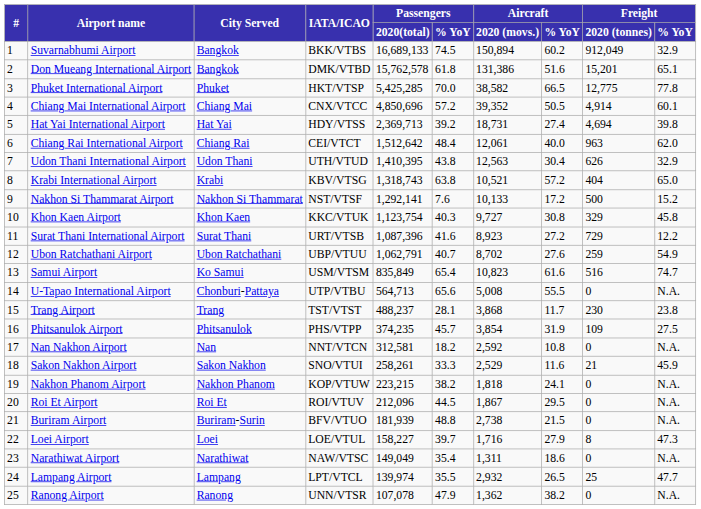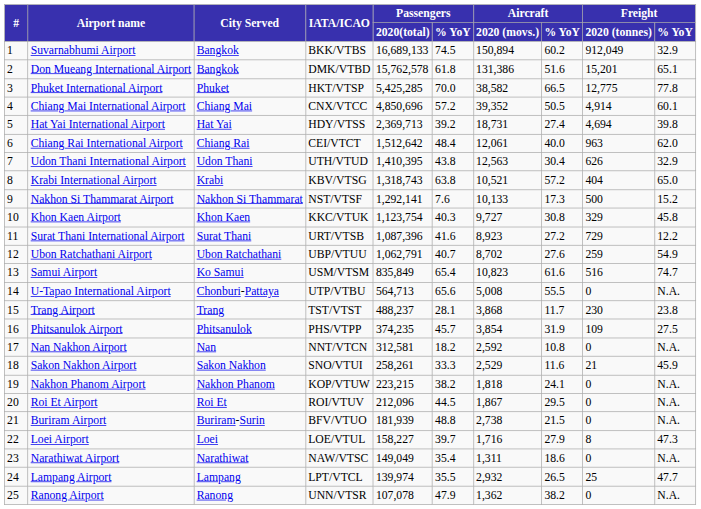(555, 198) 17.2 -> (555, 198) 17.3
